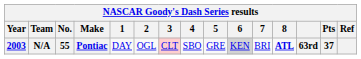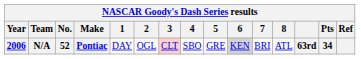(16, 46) 2003 -> (16, 46) 2006
(65, 46) 55 -> (65, 46) 52
(285, 46) bold -> (284, 46) normal
(329, 46) 37 -> (327, 46) 34
